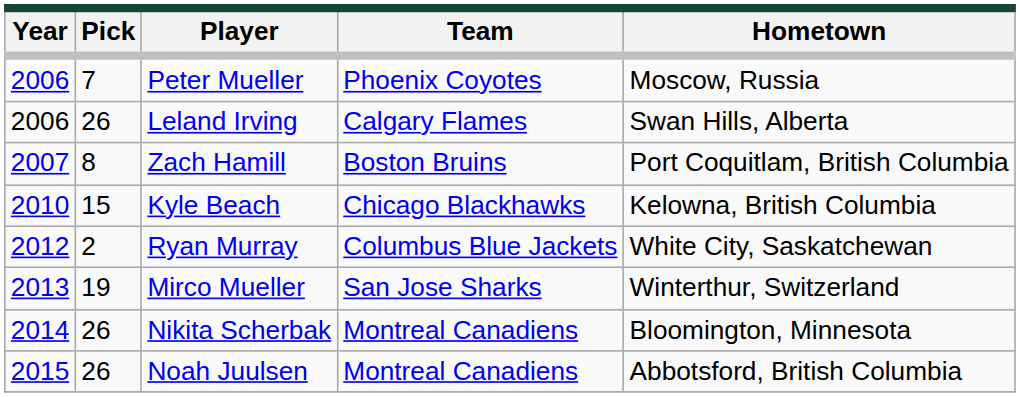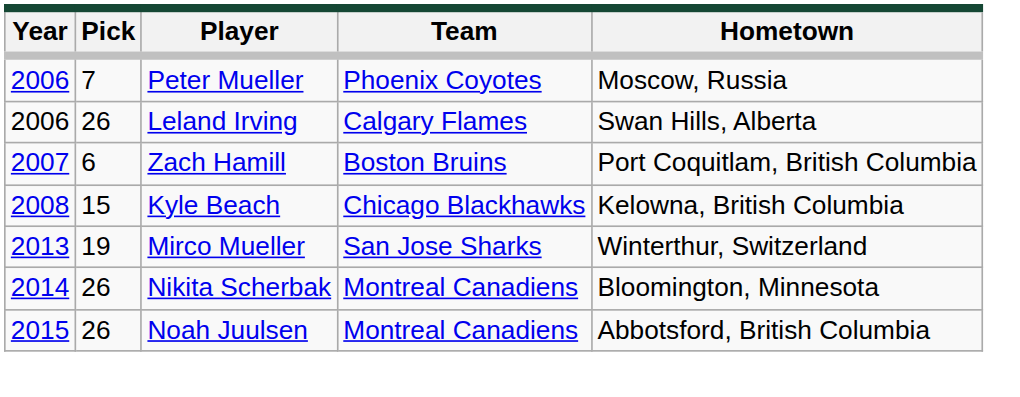(89, 163) 8 -> (89, 163) 6
(40, 204) 2010 -> (40, 204) 2008
- row: (223, 246)
